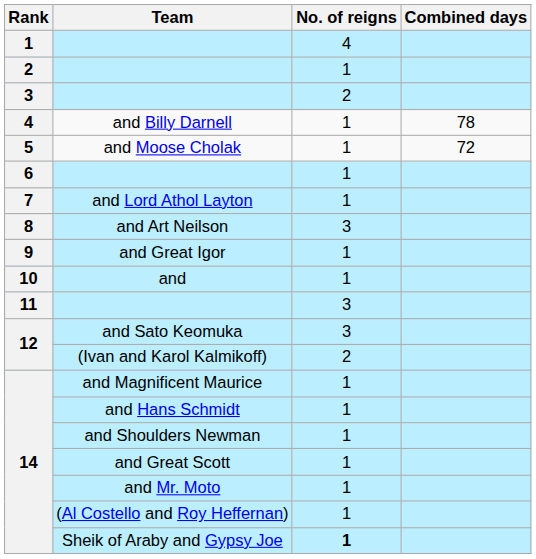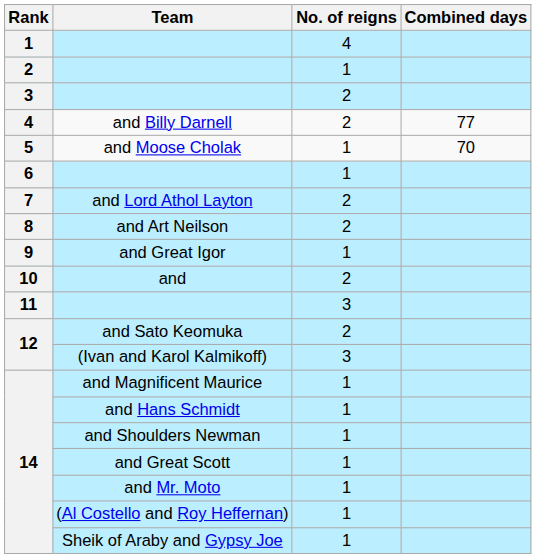(347, 122) 1 -> (347, 122) 2
(466, 122) 78 -> (466, 122) 77
(466, 148) 72 -> (466, 148) 70
(347, 200) 1 -> (347, 200) 2
(347, 226) 3 -> (347, 226) 2
(347, 278) 1 -> (347, 278) 2
(347, 331) 3 -> (347, 331) 2
(347, 357) 2 -> (347, 357) 3
(347, 540) bold -> (347, 540) normal
